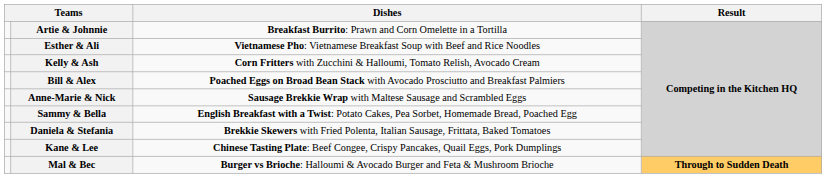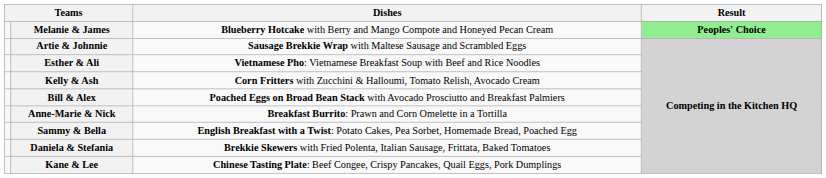+ row: (72, 30)
(387, 30) Breakfast Burrito: Prawn and Corn Omelette in a Tortilla -> (387, 47) Sausage Brekkie Wrap with Maltese Sausage and Scrambled Eggs
(387, 97) Sausage Brekkie Wrap with Maltese Sausage and Scrambled Eggs -> (387, 114) Breakfast Burrito: Prawn and Corn Omelette in a Tortilla
- row: (72, 165)
